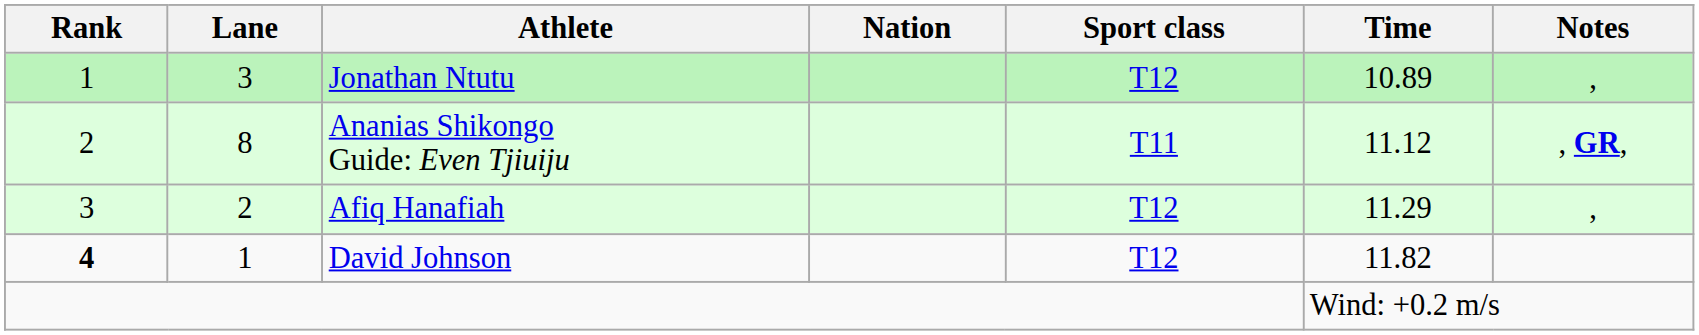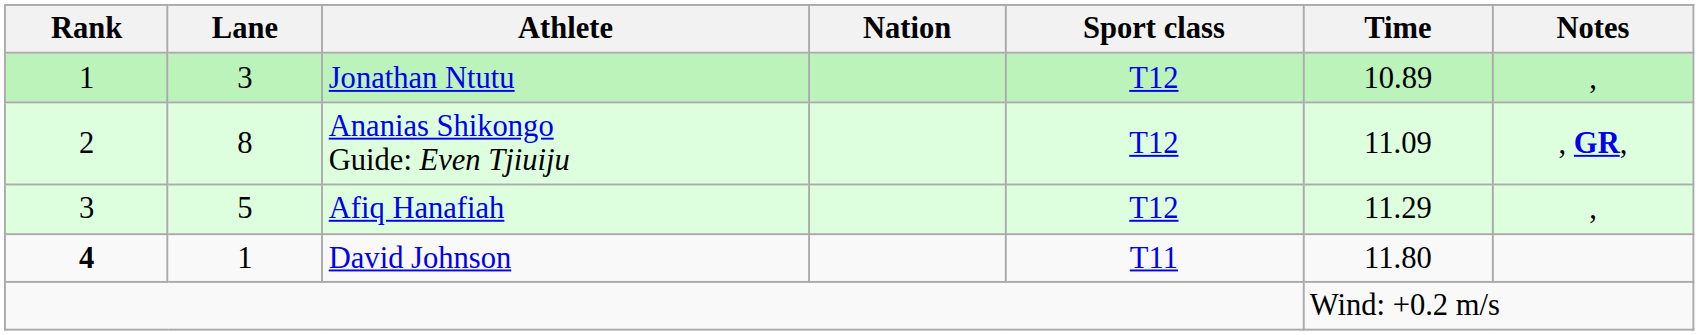(1154, 142) T11 -> (1154, 142) T12
(1398, 142) 11.12 -> (1398, 142) 11.09
(245, 208) 2 -> (245, 208) 5
(1154, 256) T12 -> (1154, 256) T11
(1398, 256) 11.82 -> (1398, 256) 11.80
